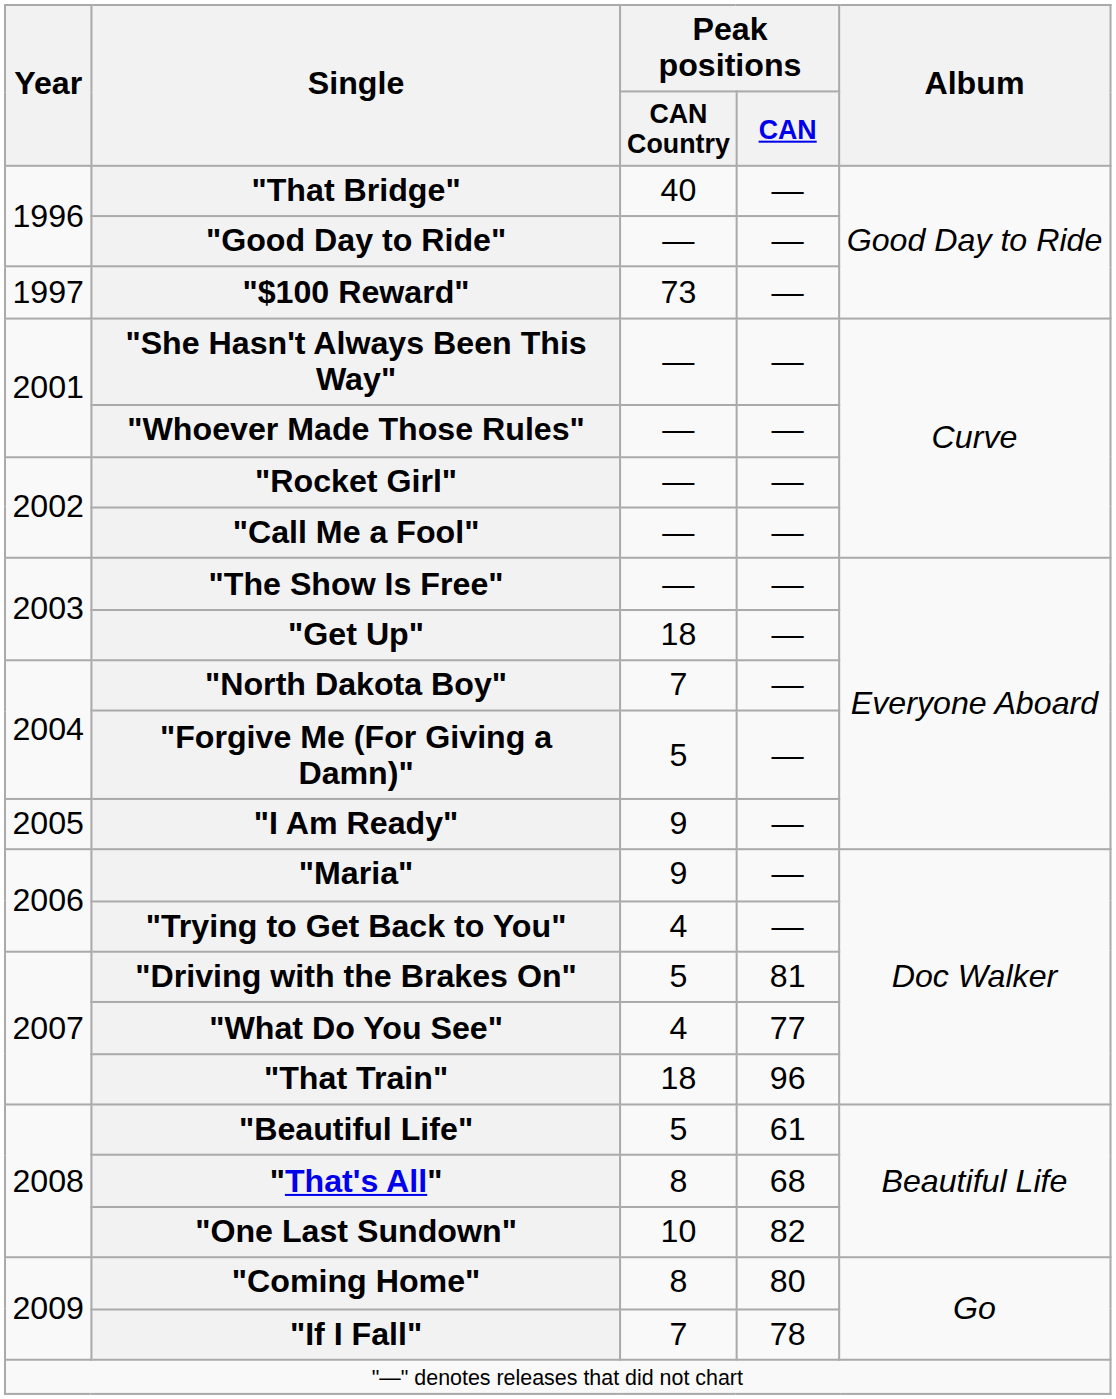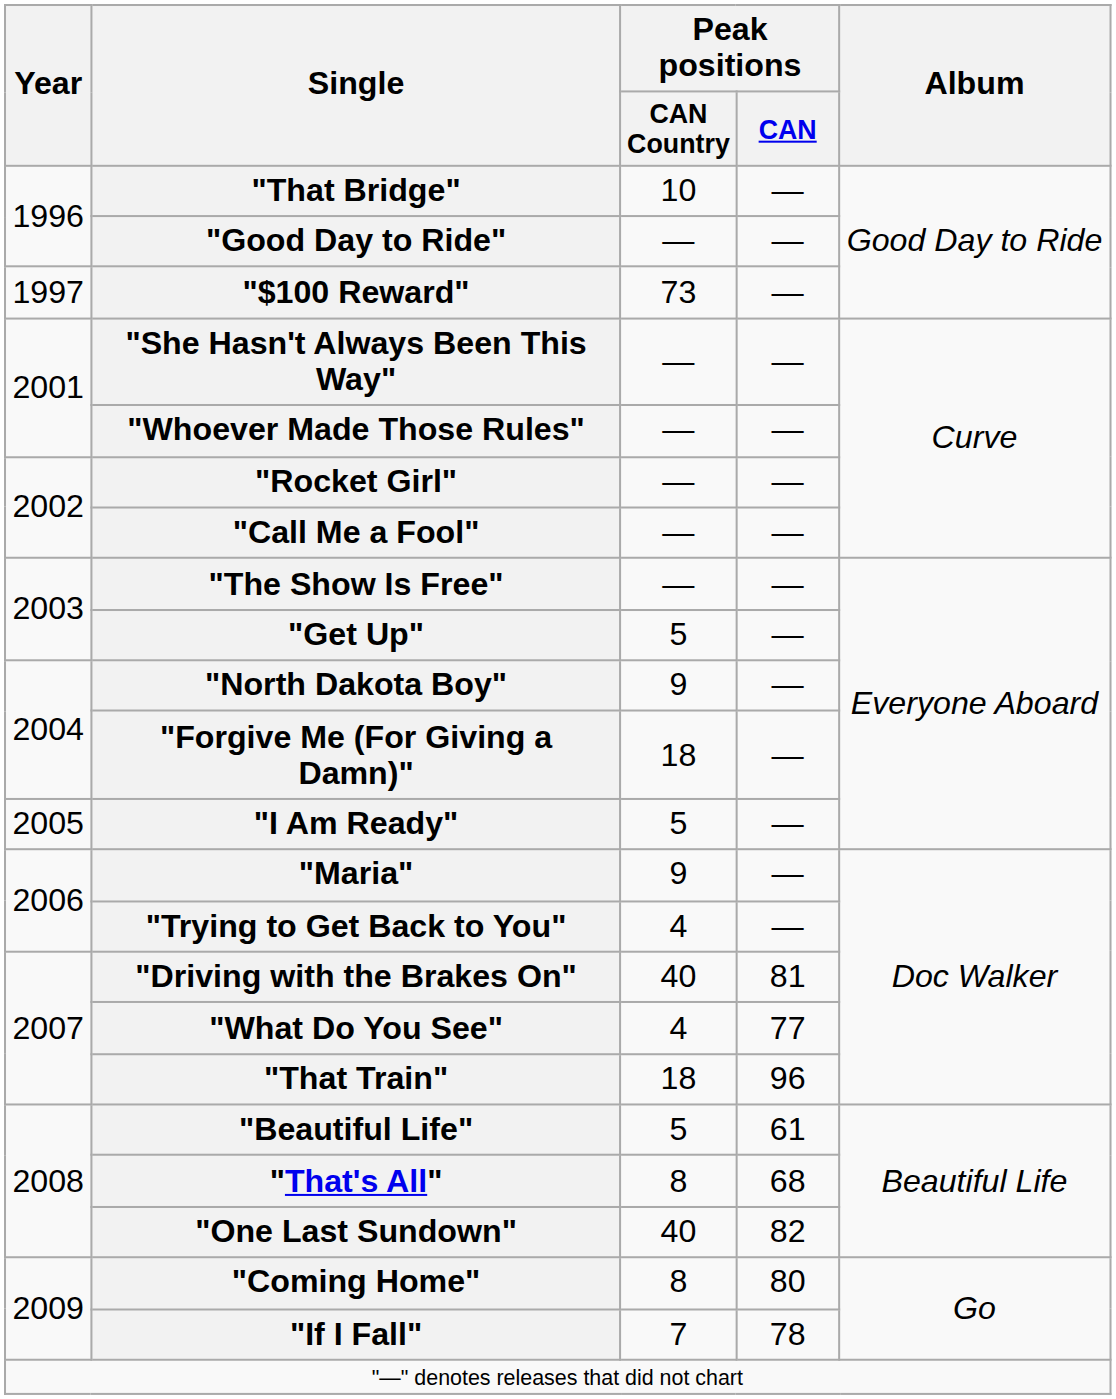(678, 190) 40 -> (678, 190) 10
(678, 634) 18 -> (678, 634) 5
(678, 685) 7 -> (678, 685) 9
(678, 754) 5 -> (678, 754) 18
(678, 823) 9 -> (678, 823) 5
(678, 976) 5 -> (678, 976) 40
(678, 1231) 10 -> (678, 1231) 40
